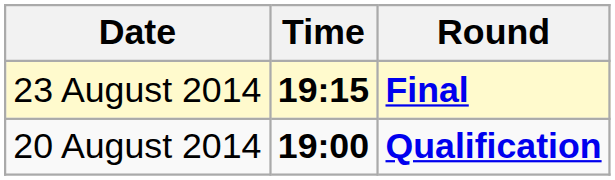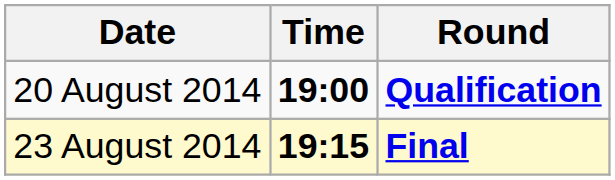rows swapped: (137, 145) <-> (137, 89)
